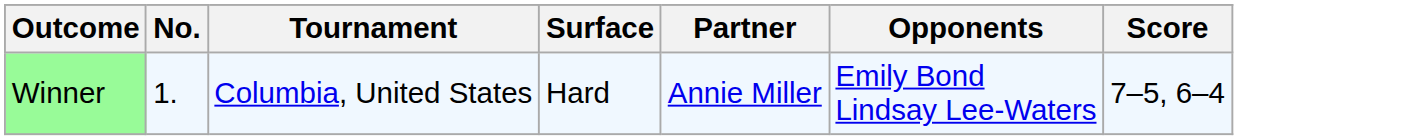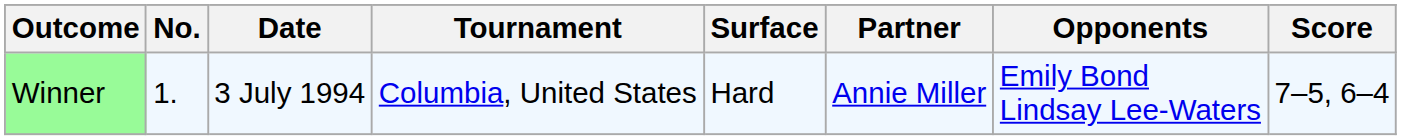+ column: (290, 27)
